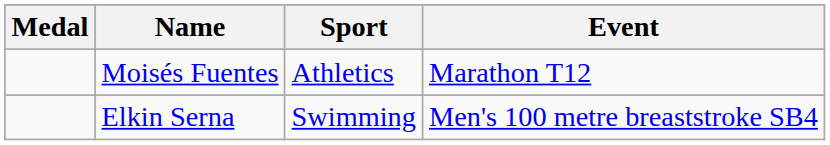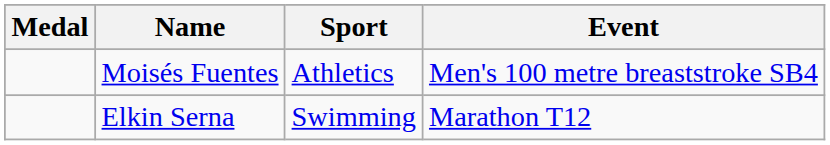(510, 71) Marathon T12 -> (623, 71) Men's 100 metre breaststroke SB4
(623, 116) Men's 100 metre breaststroke SB4 -> (510, 116) Marathon T12
